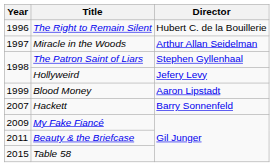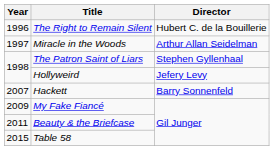- row: (62, 91)
